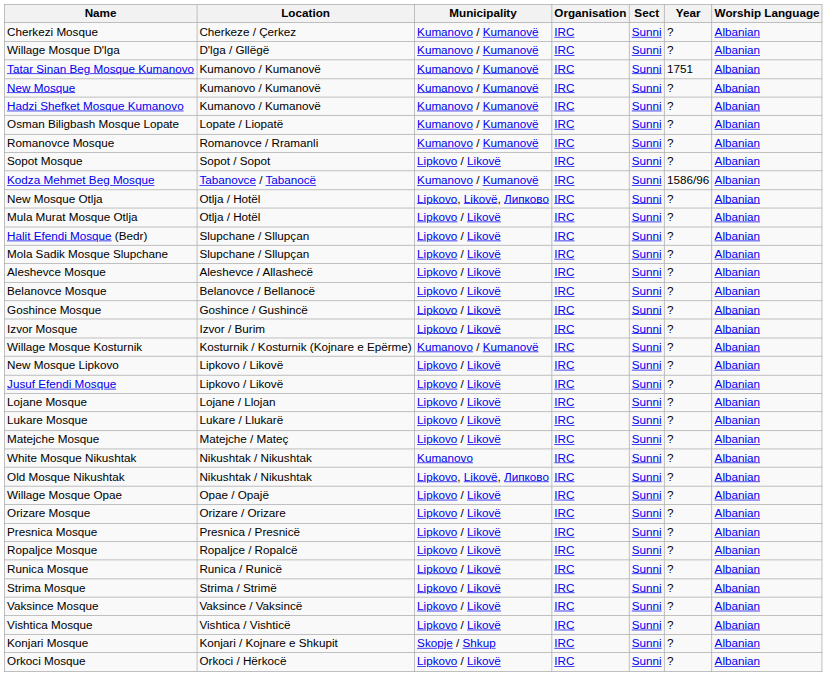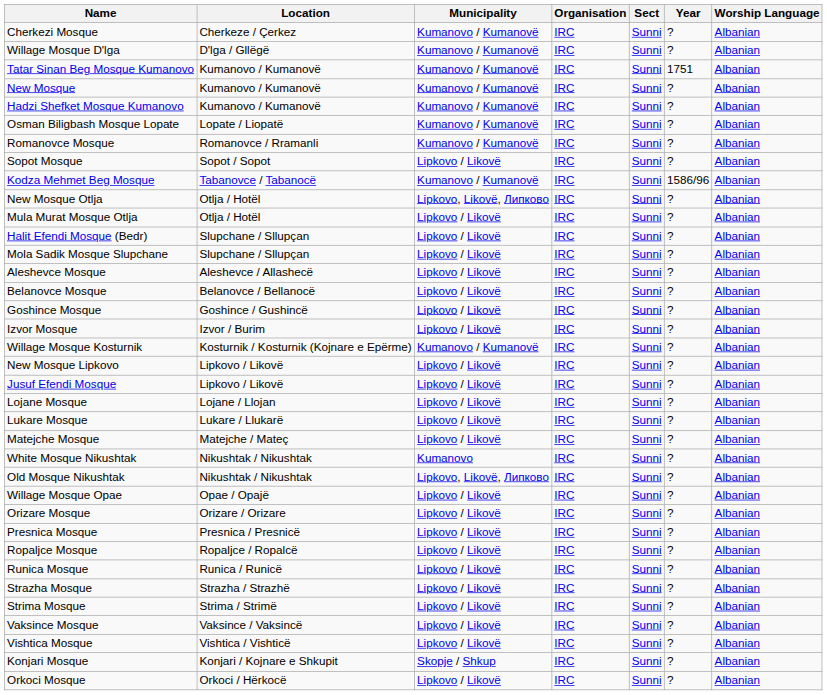+ row: (50, 587)
